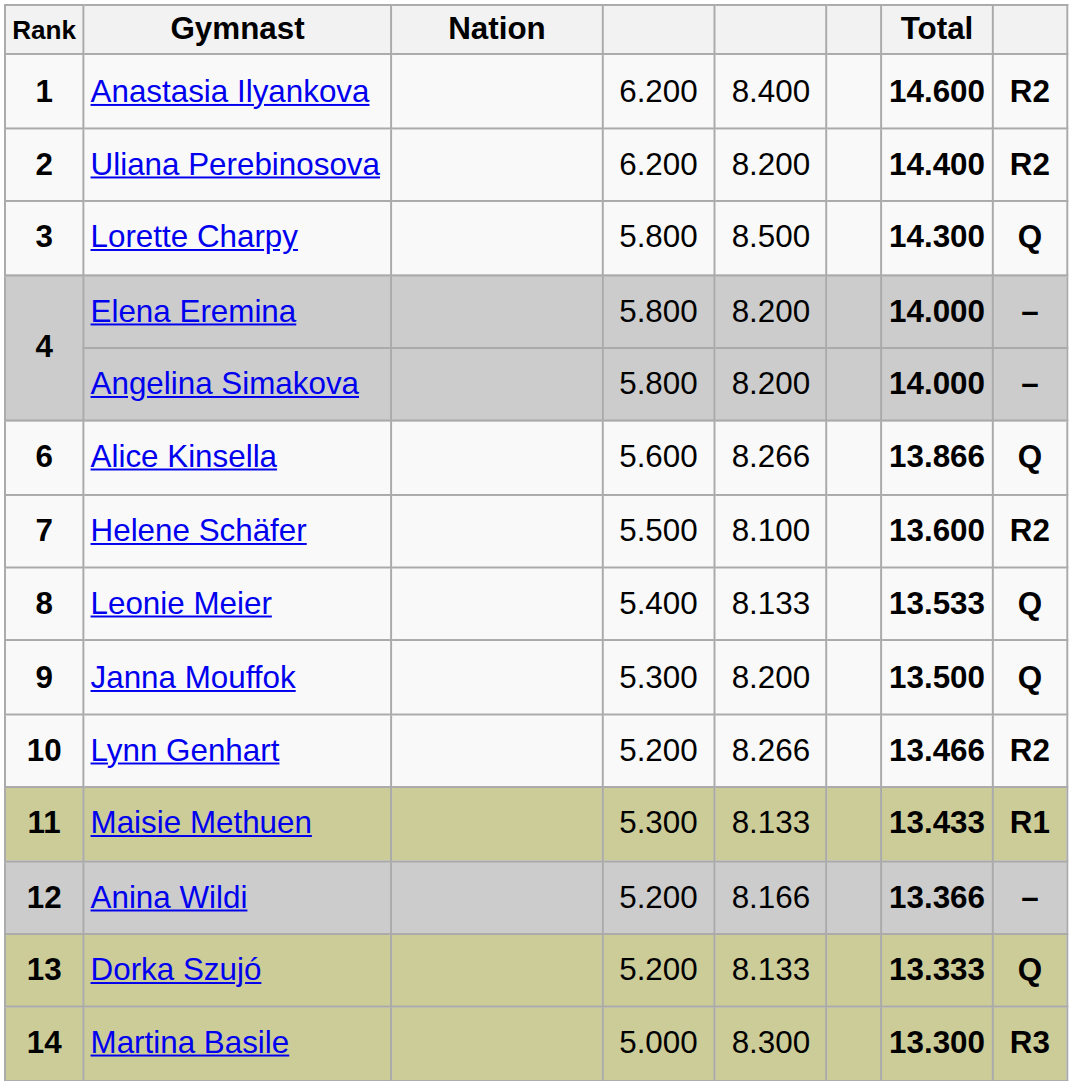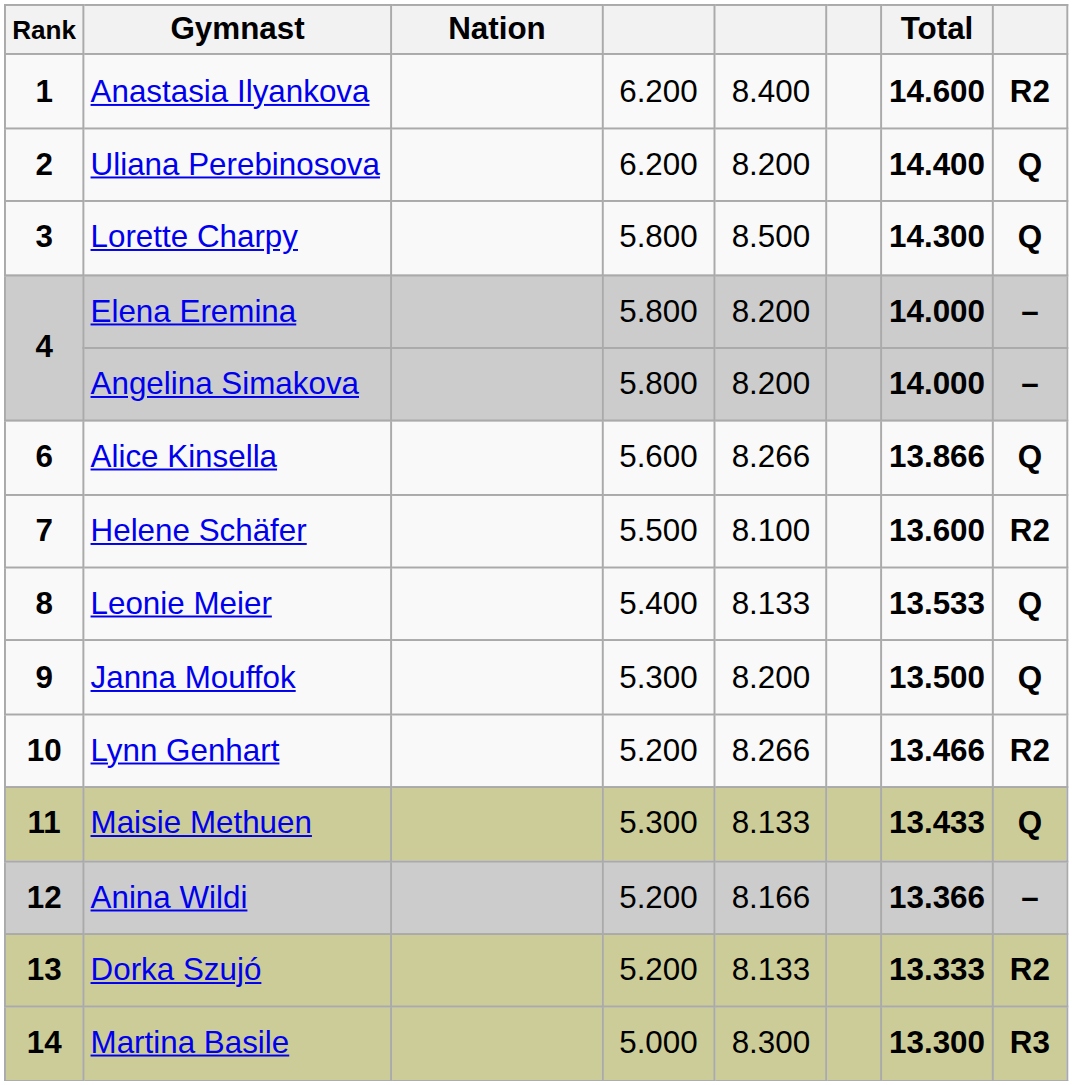(1030, 164) R2 -> (1030, 164) Q
(1030, 823) R1 -> (1030, 823) Q
(1030, 969) Q -> (1030, 969) R2
